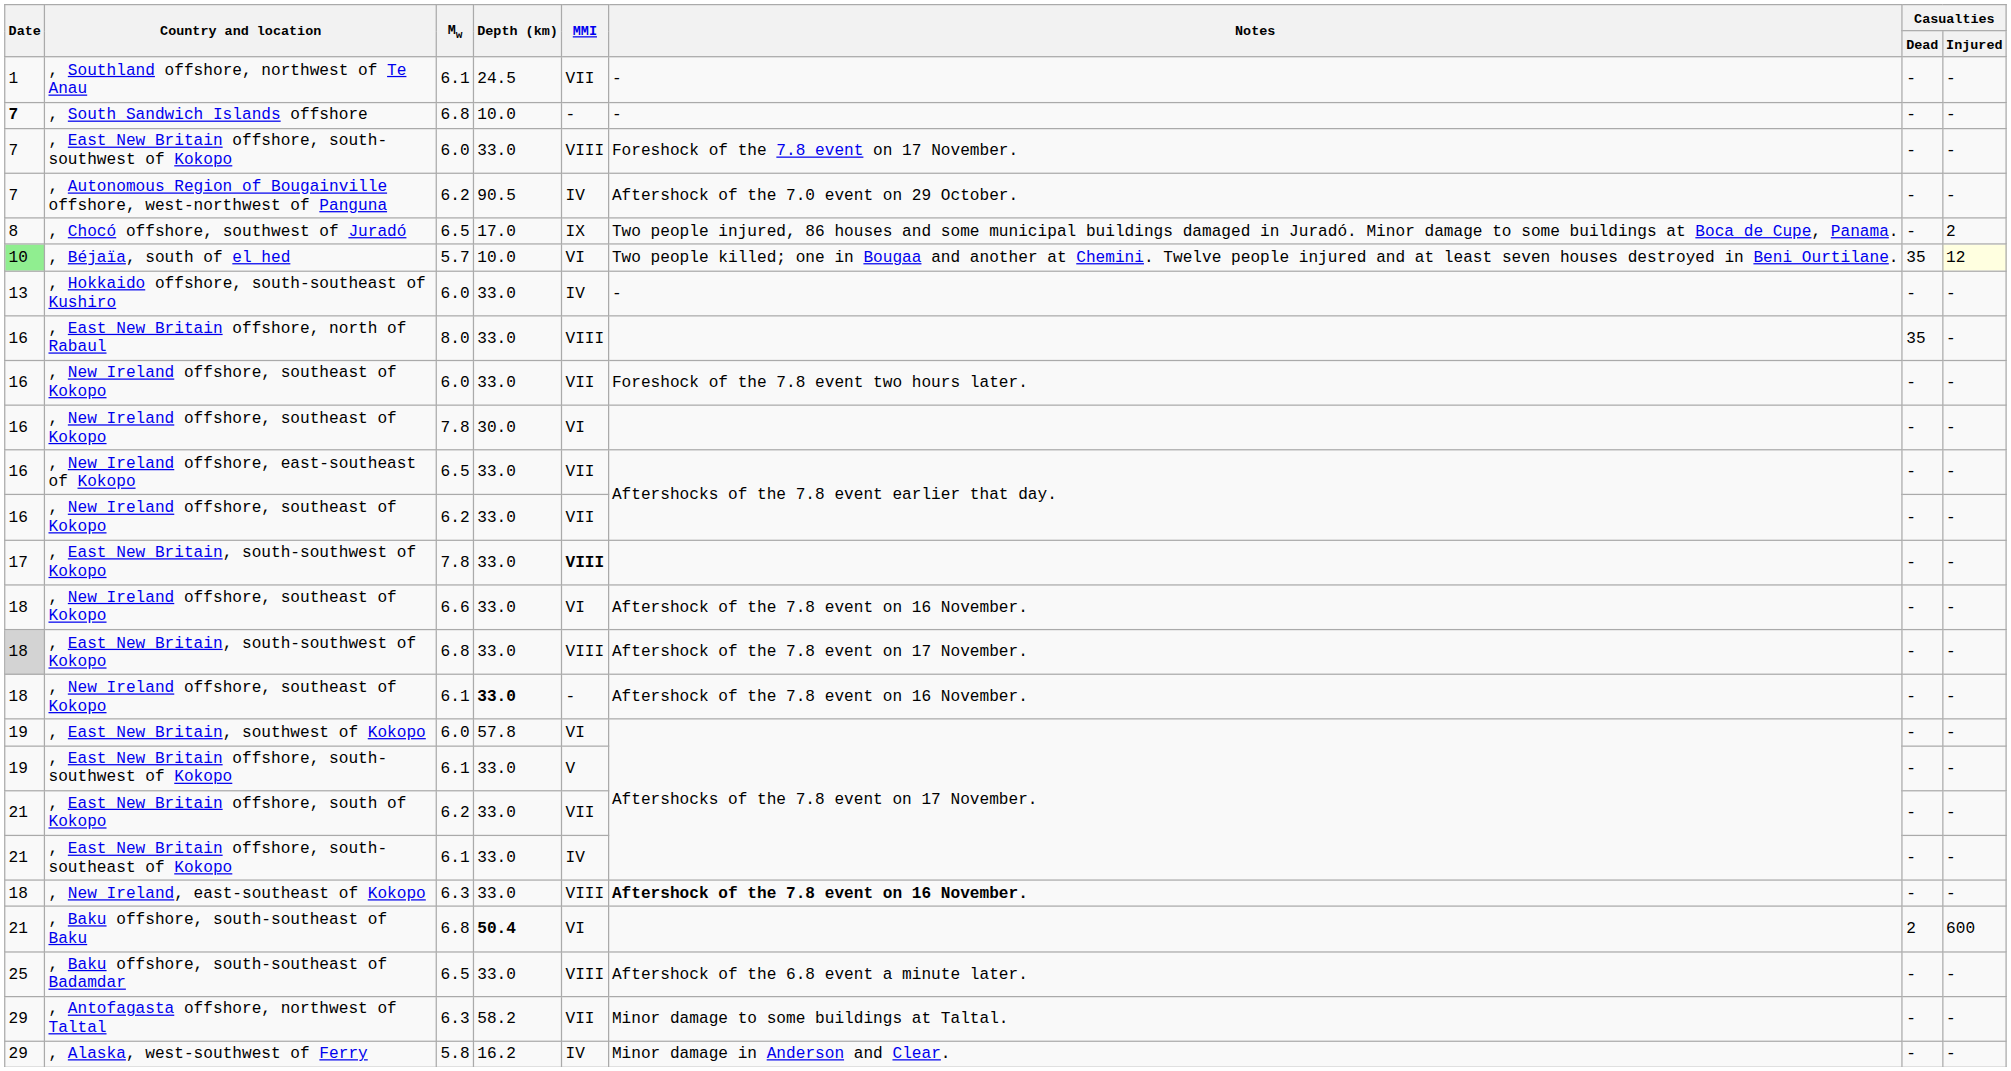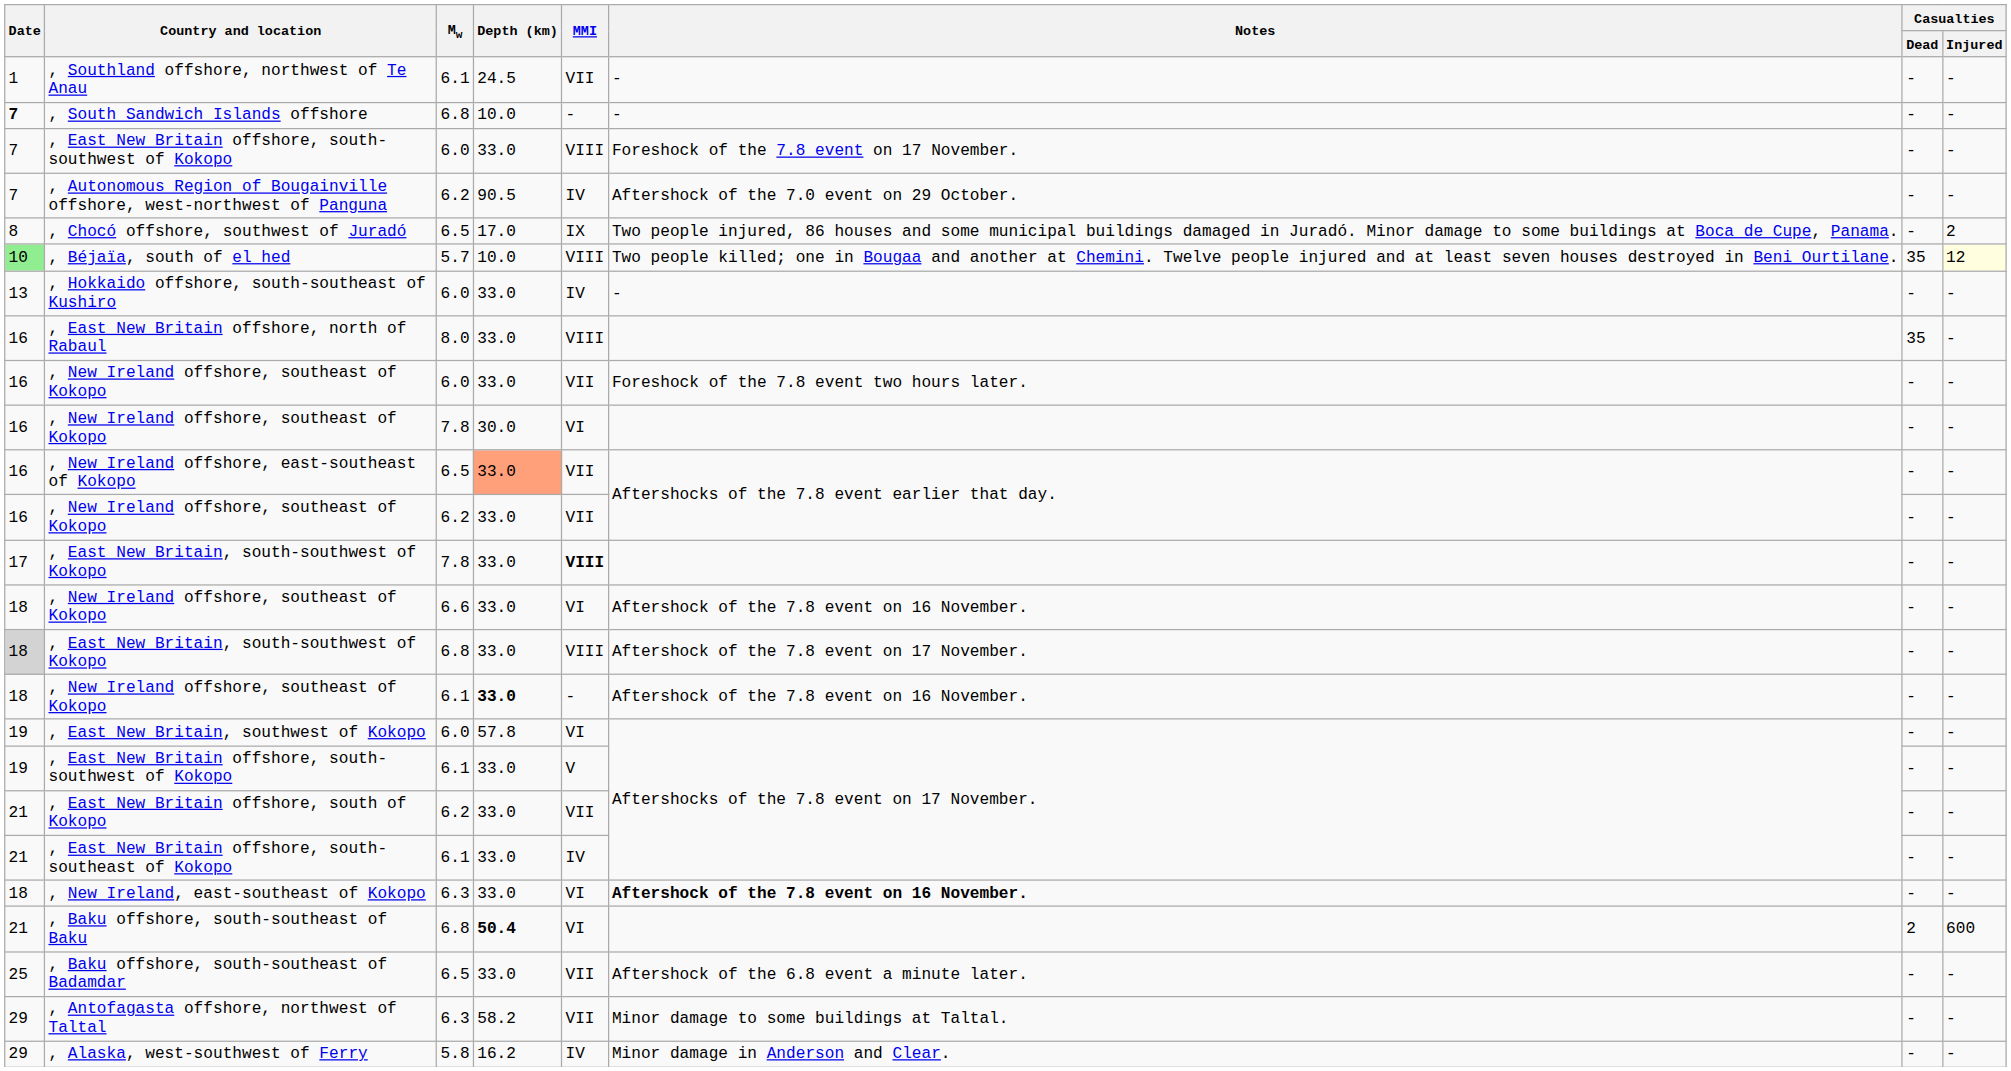(575, 257) VI -> (585, 257) VIII
(497, 473) no background -> (497, 473) lightsalmon background
(585, 893) VIII -> (575, 893) VI
(585, 974) VIII -> (580, 974) VII
